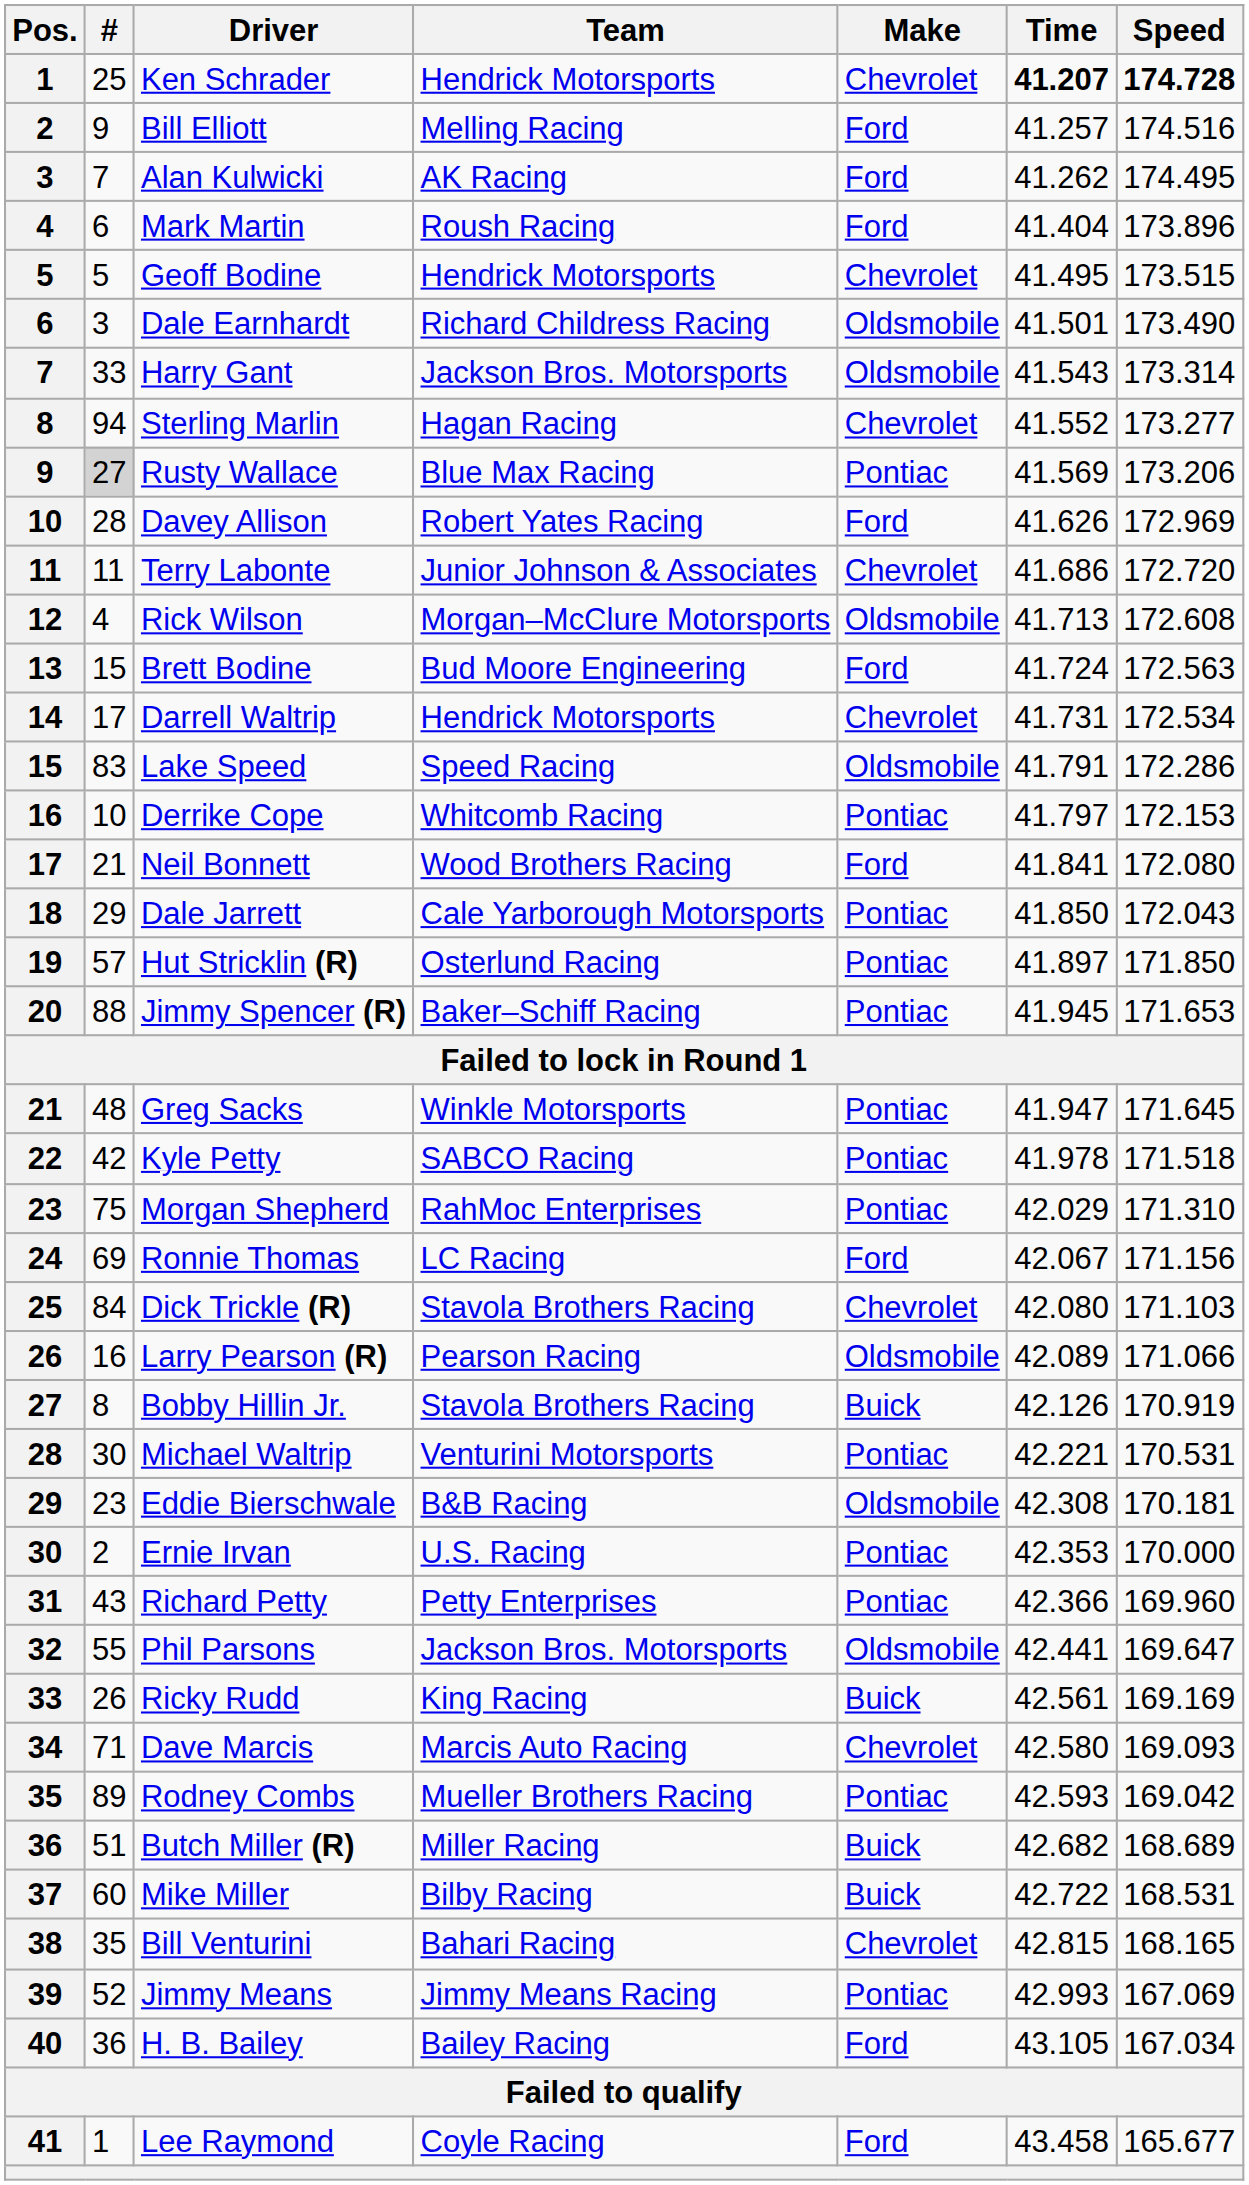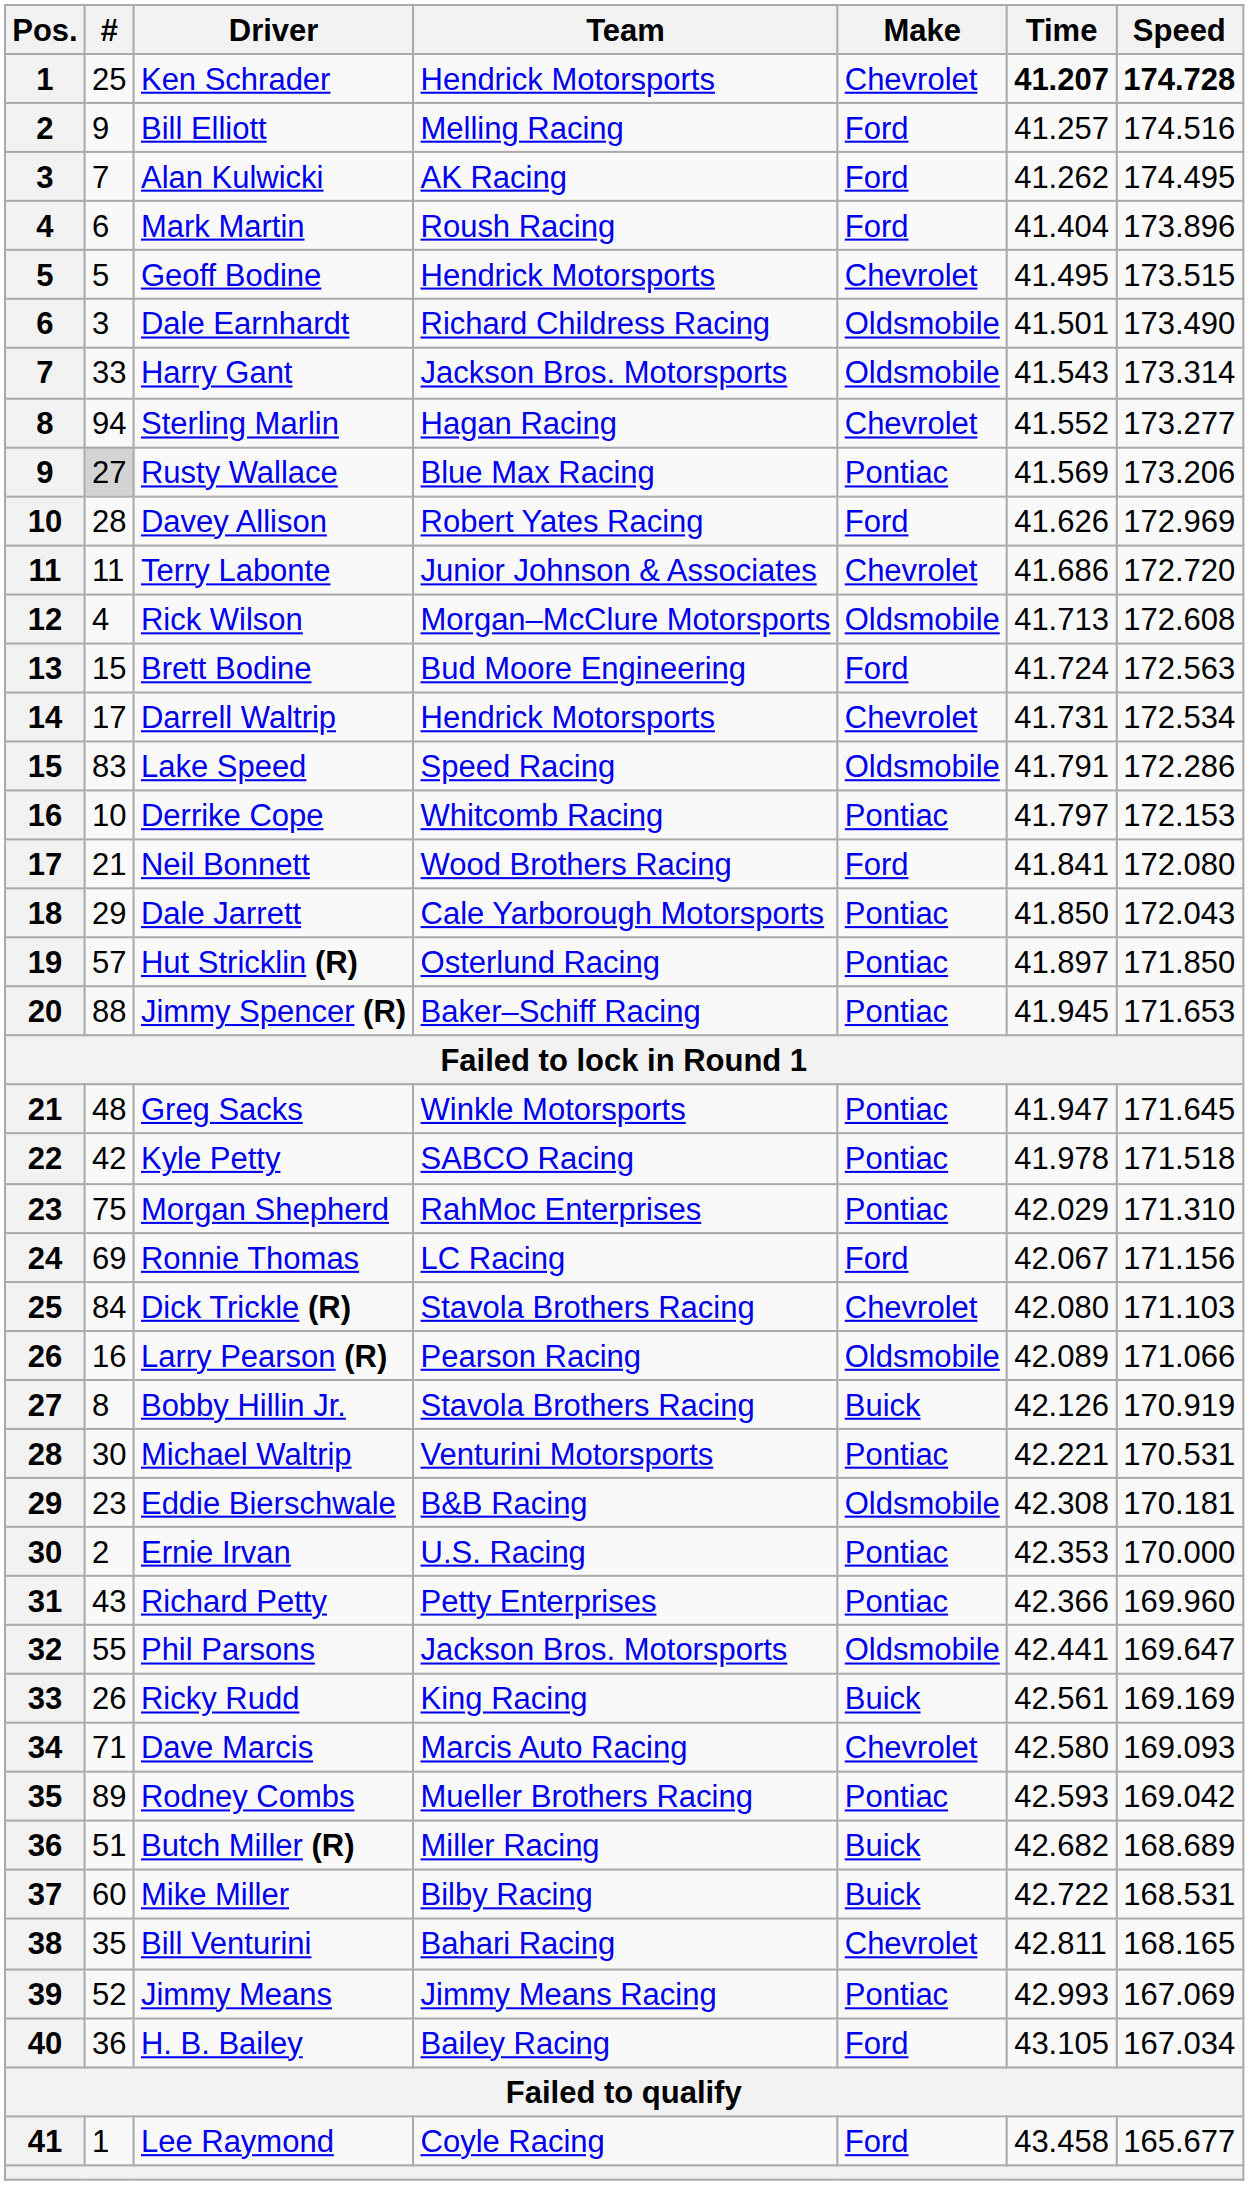(1062, 1944) 42.815 -> (1060, 1944) 42.811
